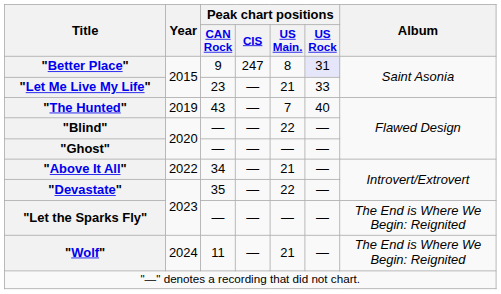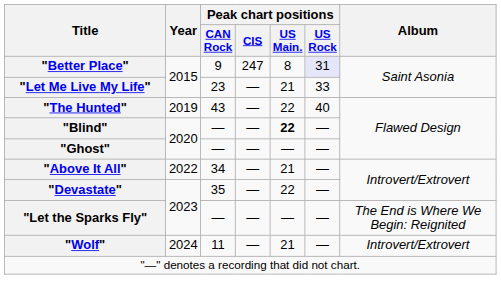(288, 107) 7 -> (288, 107) 22
(288, 128) normal -> (288, 128) bold
(418, 253) The End is Where We Begin: Reignited -> (418, 245) Introvert/Extrovert
